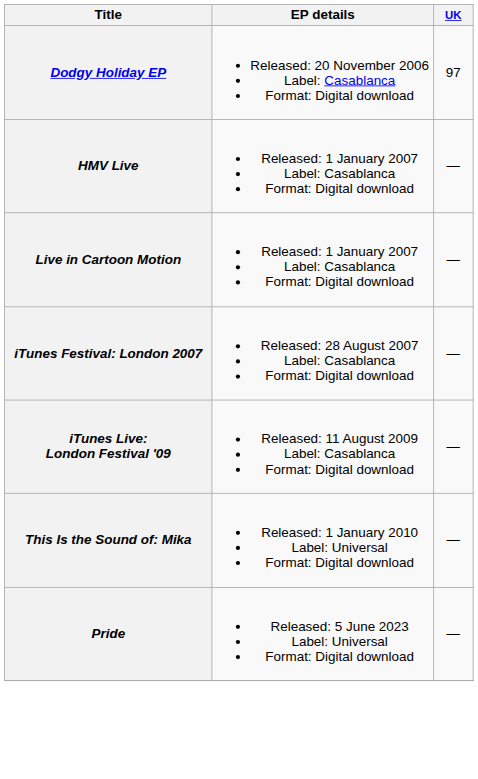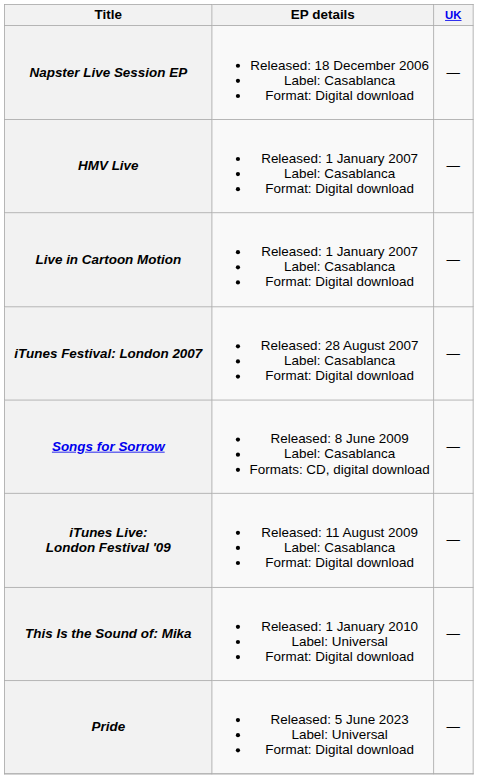- row: (108, 72)
+ row: (108, 72)
+ row: (108, 446)
